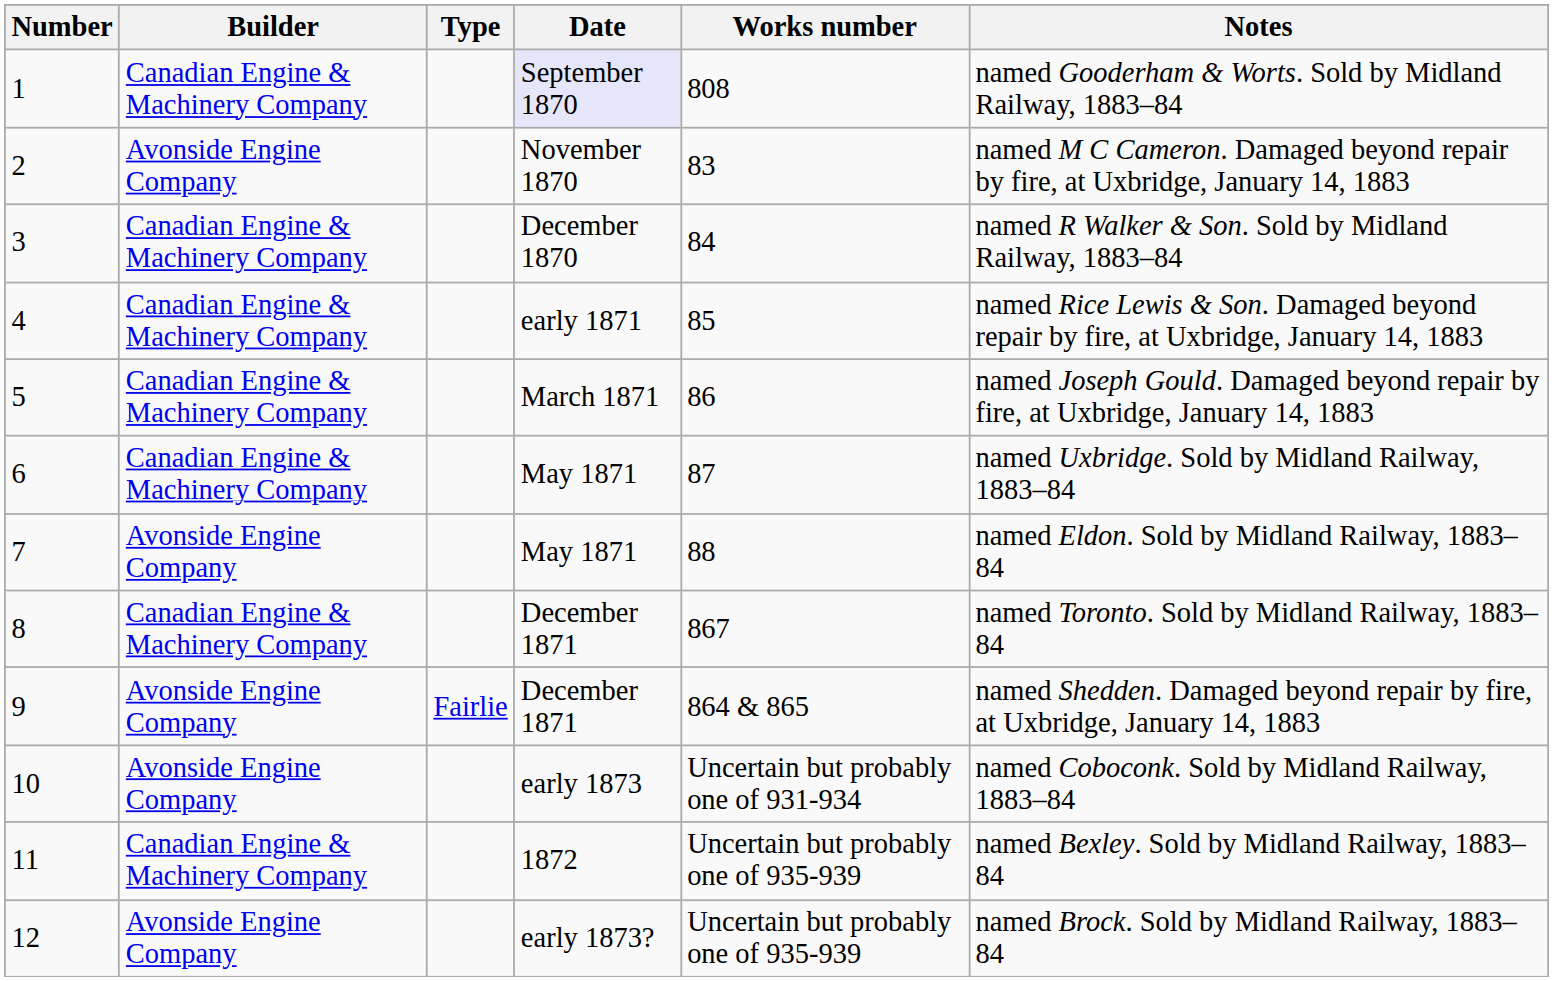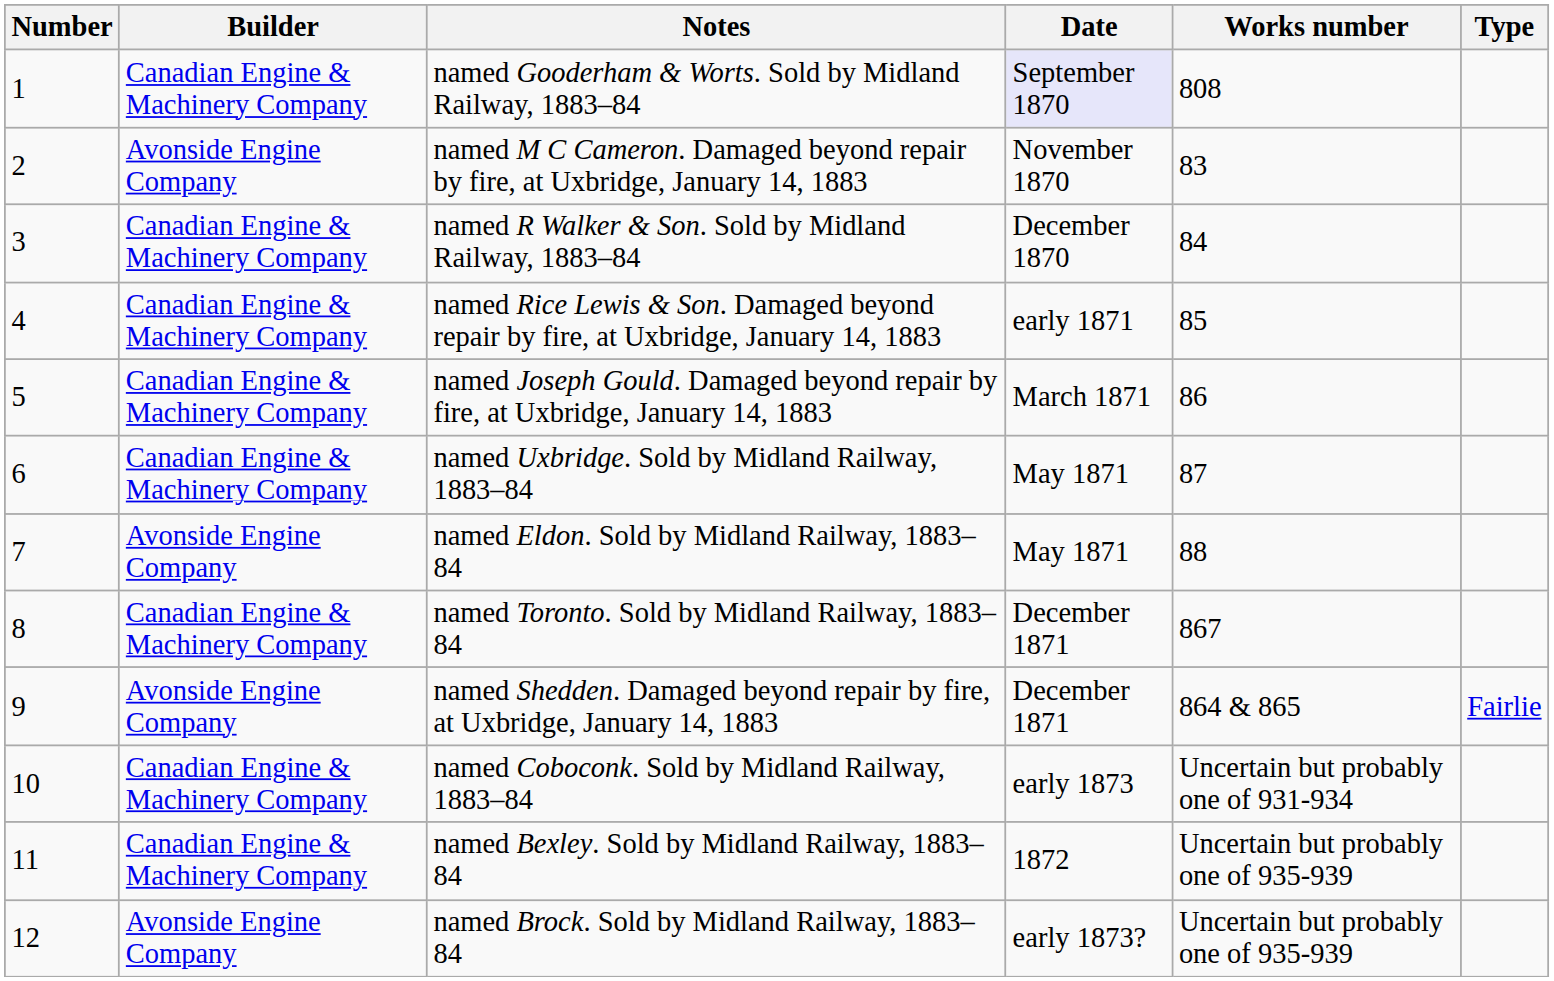columns swapped: (471, 27) <-> (1259, 27)
(223, 783) Avonside Engine Company -> (246, 783) Canadian Engine & Machinery Company
